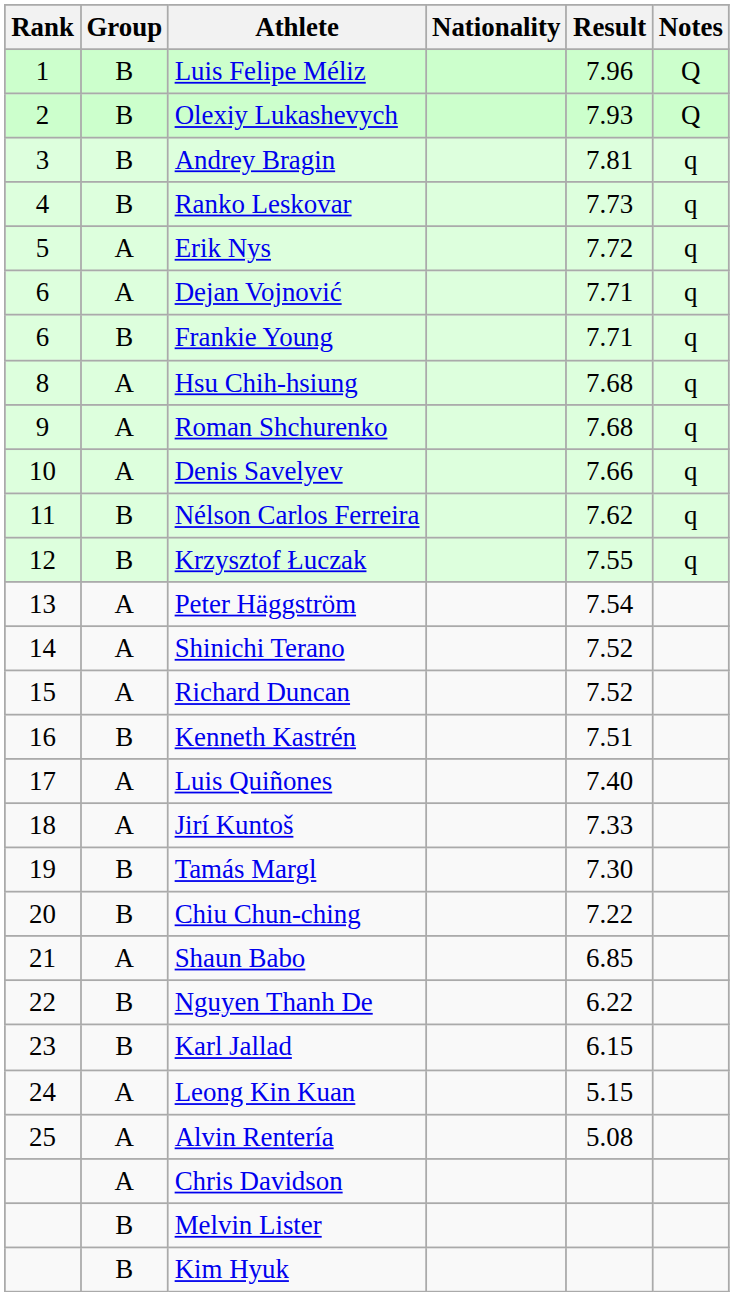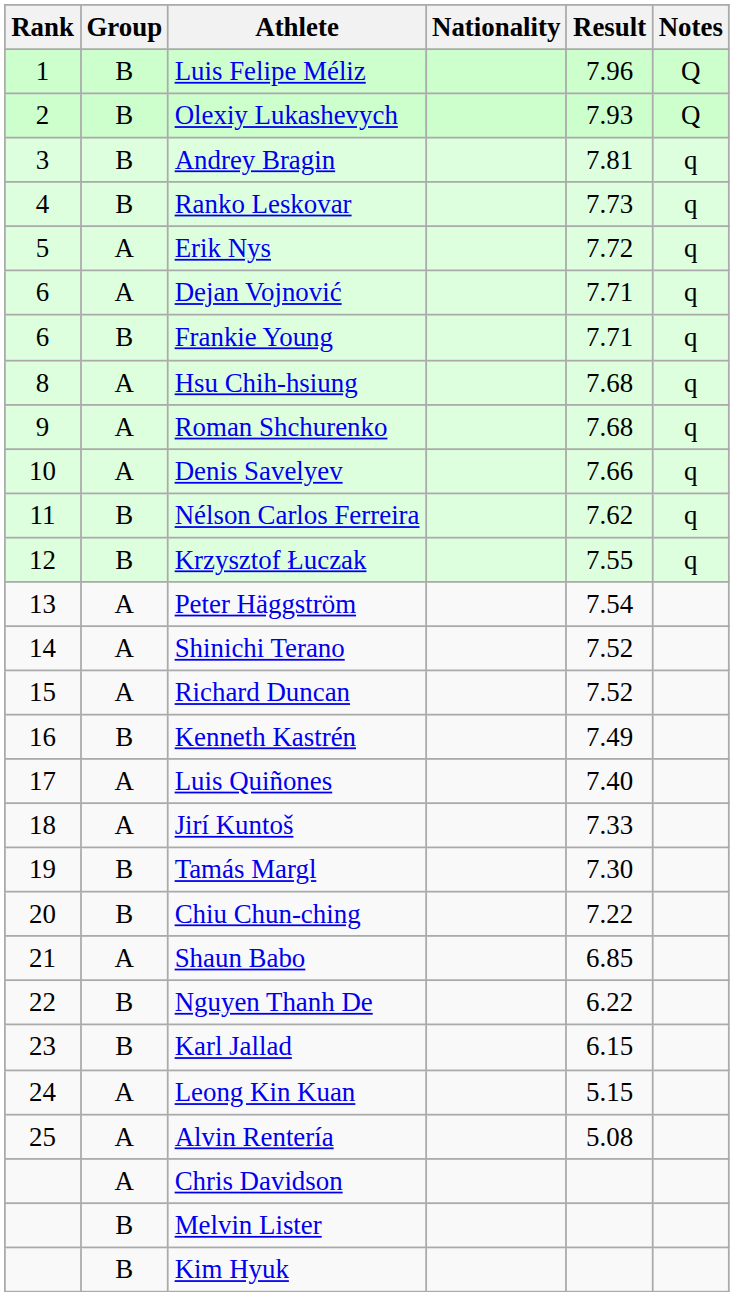(610, 736) 7.51 -> (610, 736) 7.49
